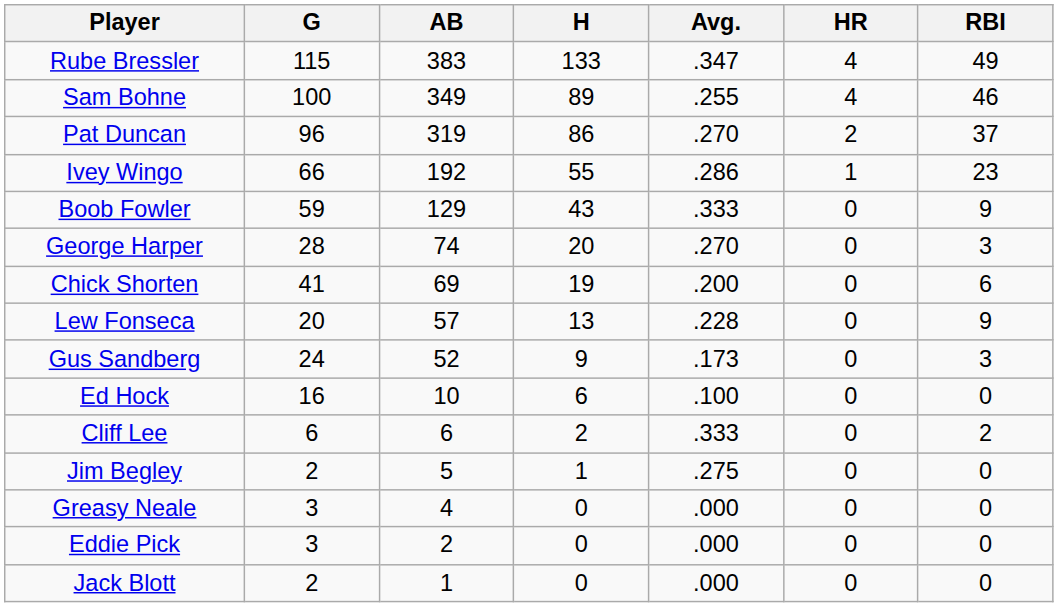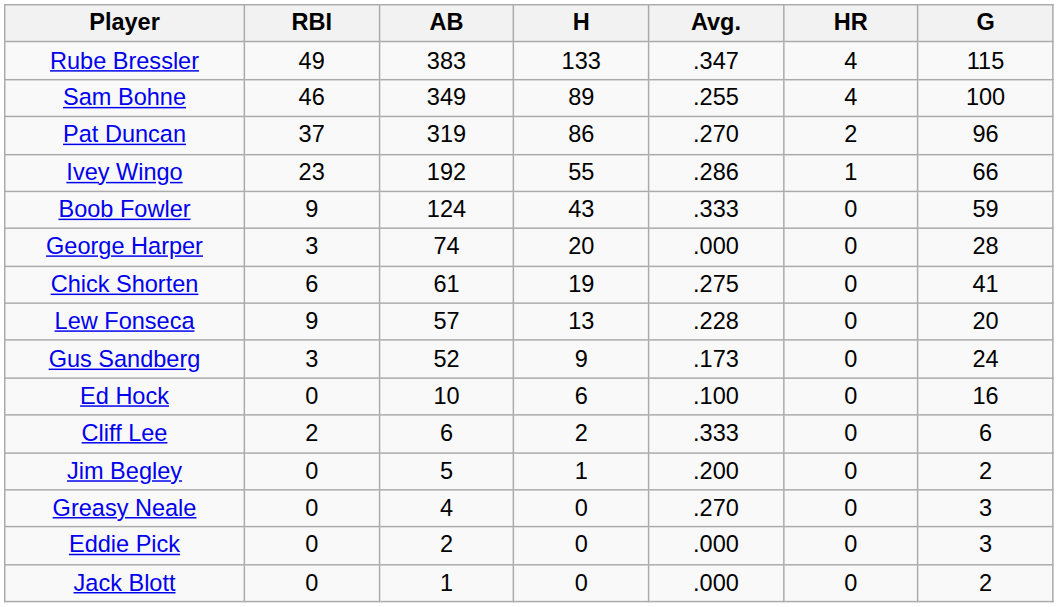columns swapped: (312, 23) <-> (986, 23)
(446, 209) 129 -> (446, 209) 124
(716, 246) .270 -> (716, 246) .000
(446, 284) 69 -> (446, 284) 61
(716, 284) .200 -> (716, 284) .275
(716, 470) .275 -> (716, 470) .200
(716, 508) .000 -> (716, 508) .270
